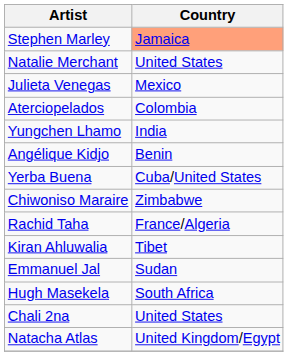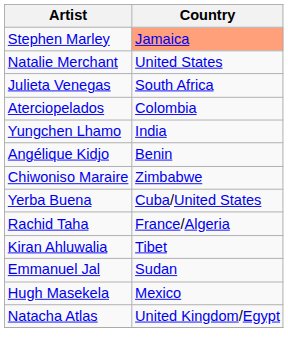(158, 85) Mexico -> (174, 85) South Africa
rows swapped: (50, 177) <-> (68, 200)
(174, 293) South Africa -> (158, 293) Mexico
- row: (39, 316)
